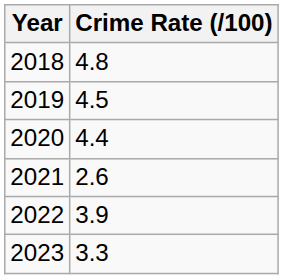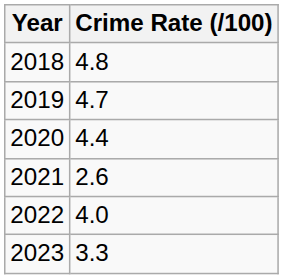(92, 100) 4.5 -> (92, 100) 4.7
(92, 215) 3.9 -> (92, 215) 4.0
